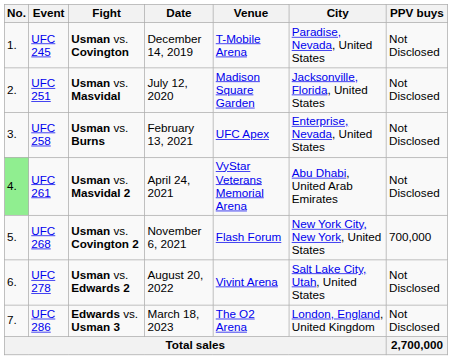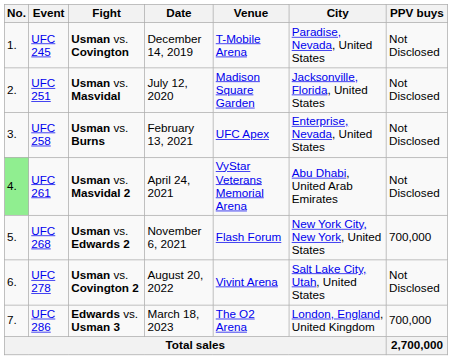(105, 237) Usman vs. Covington 2 -> (100, 237) Usman vs. Edwards 2
(100, 282) Usman vs. Edwards 2 -> (105, 282) Usman vs. Covington 2
(414, 320) Not Disclosed -> (410, 320) 700,000
